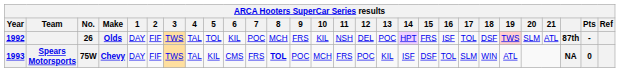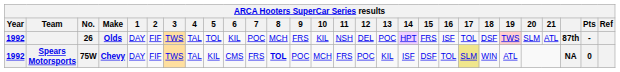(15, 56) 1993 -> (15, 56) 1992
(469, 56) no background -> (469, 56) khaki background
